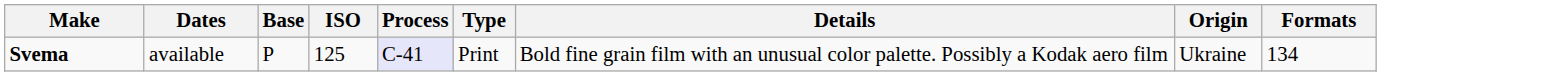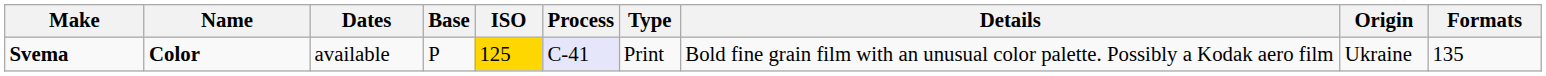+ column: (227, 20)
(329, 53) no background -> (495, 53) gold background
(1282, 53) 134 -> (1448, 53) 135
